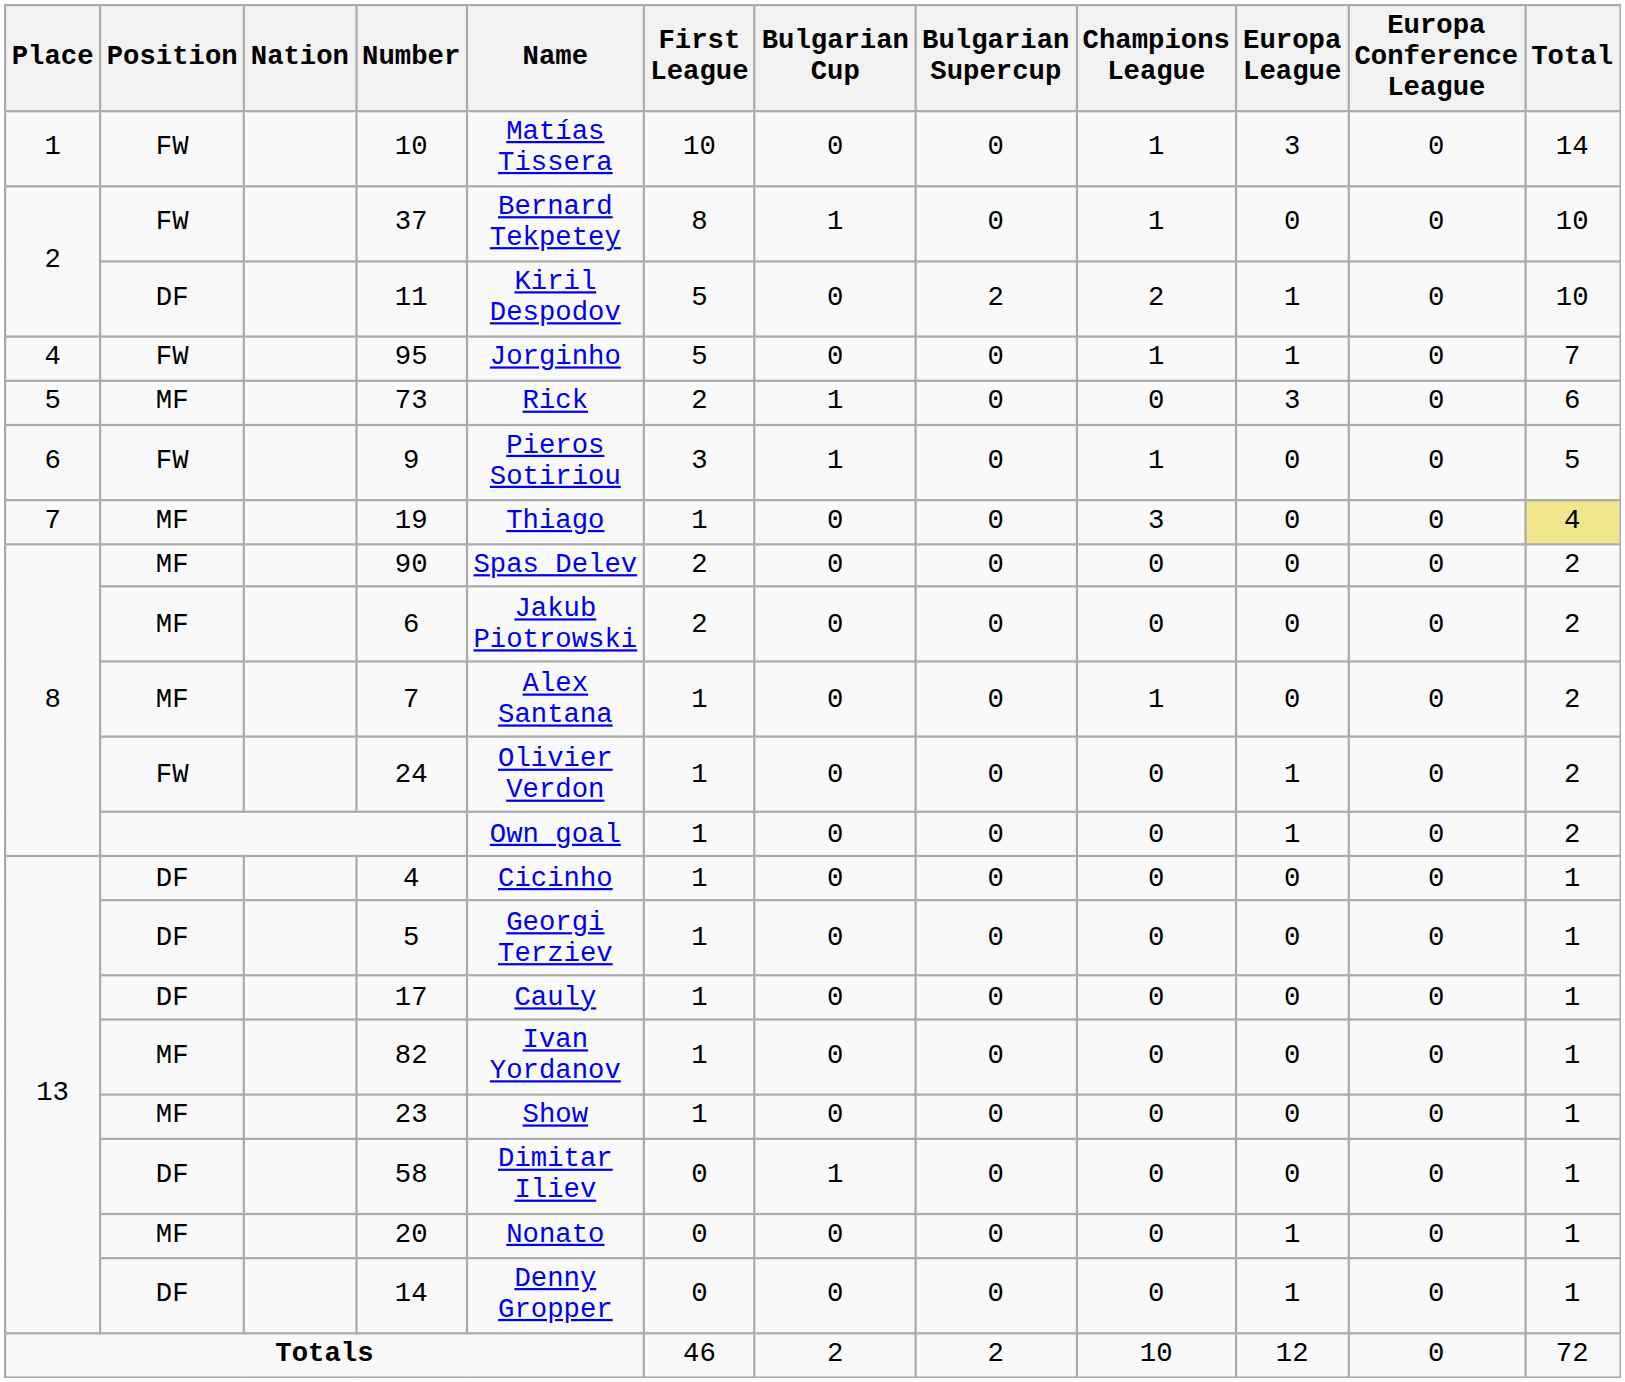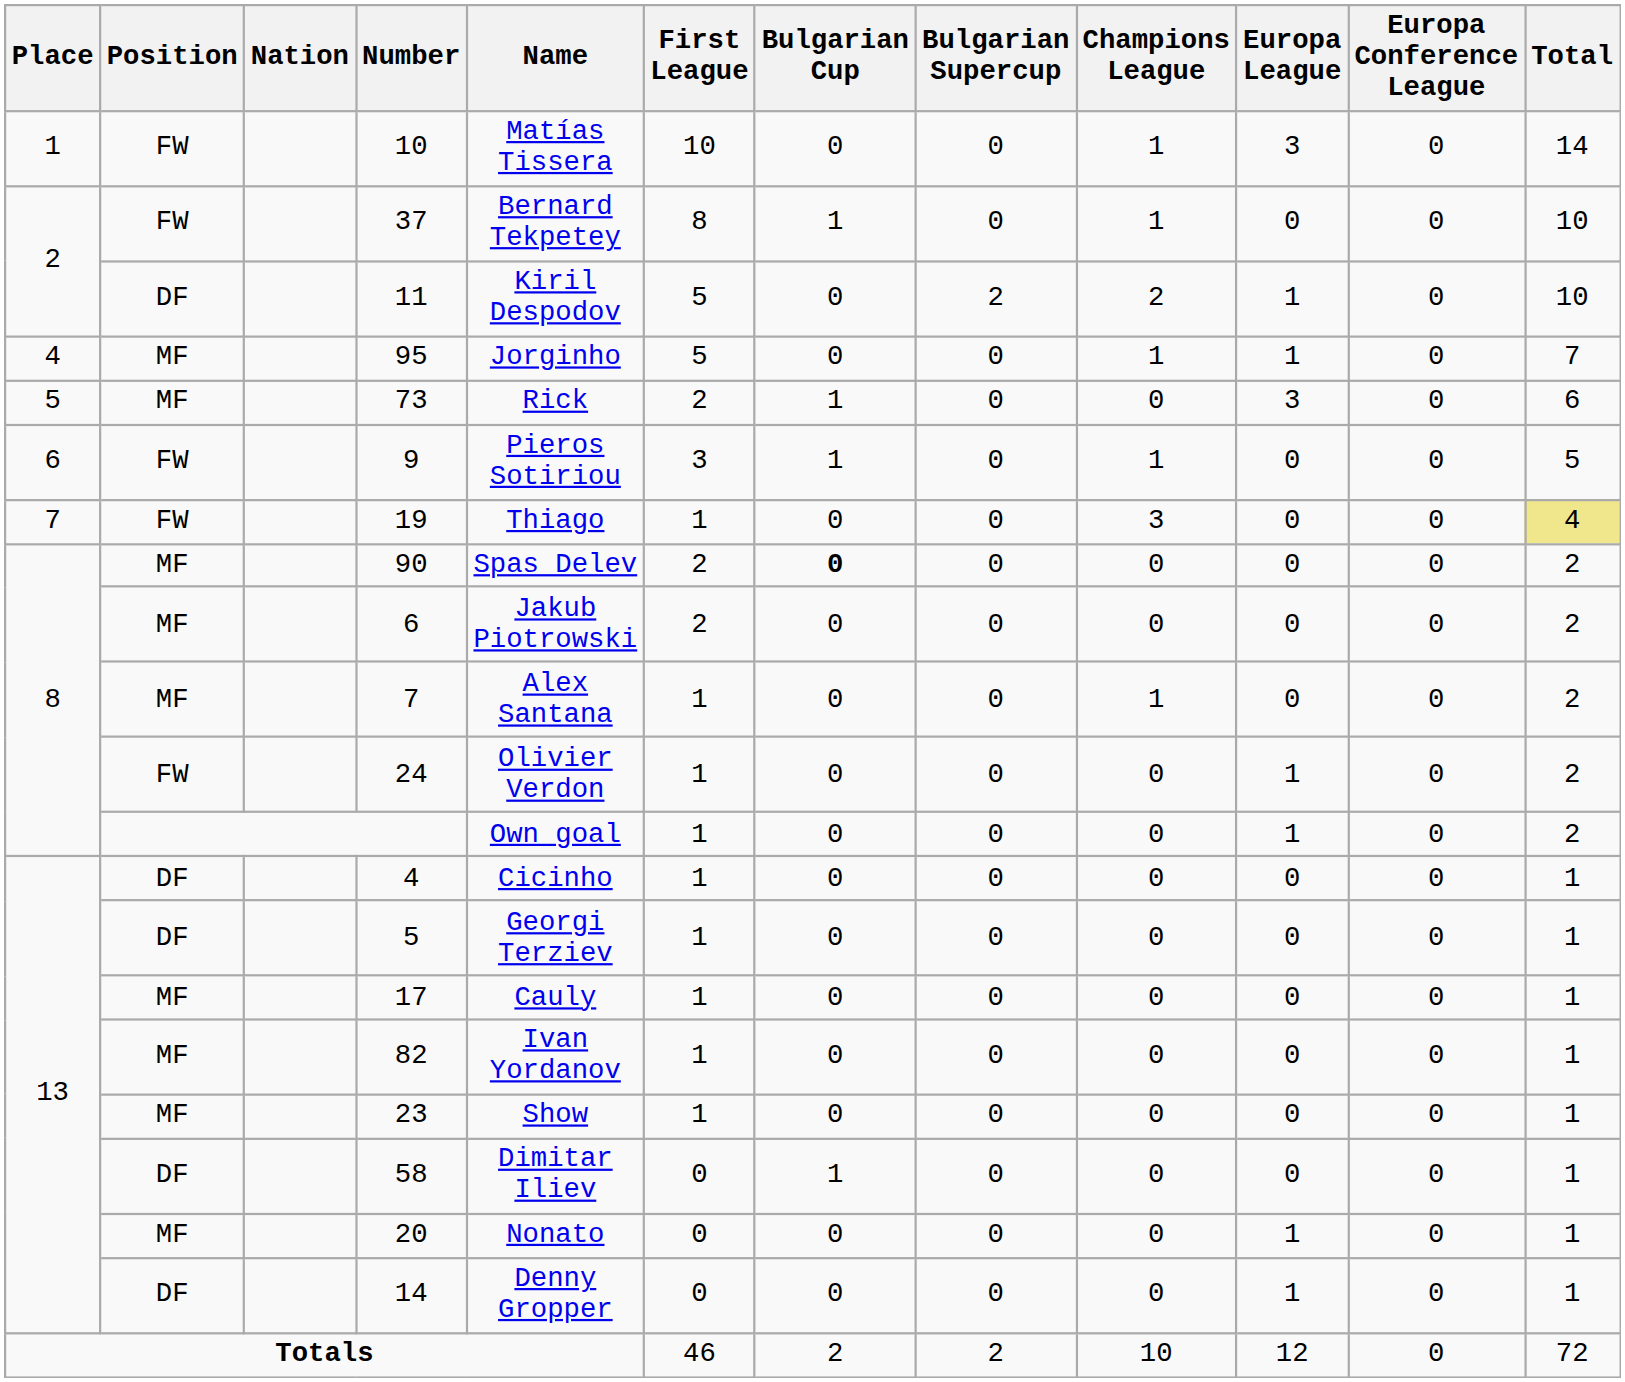(172, 358) FW -> (172, 358) MF
(172, 522) MF -> (172, 522) FW
(835, 566) normal -> (835, 566) bold
(172, 998) DF -> (172, 998) MF
